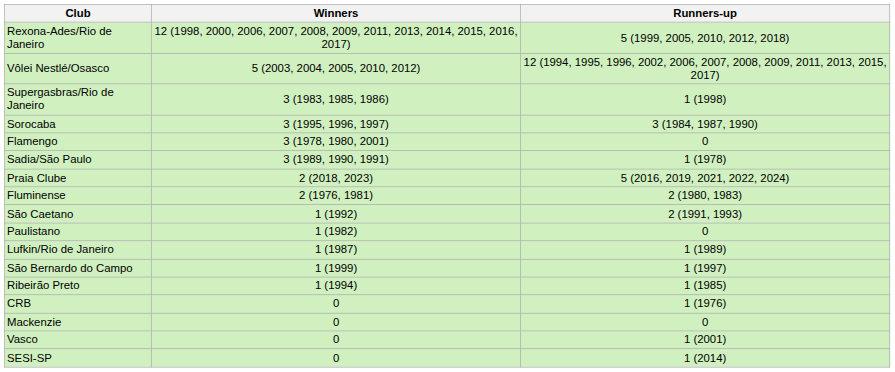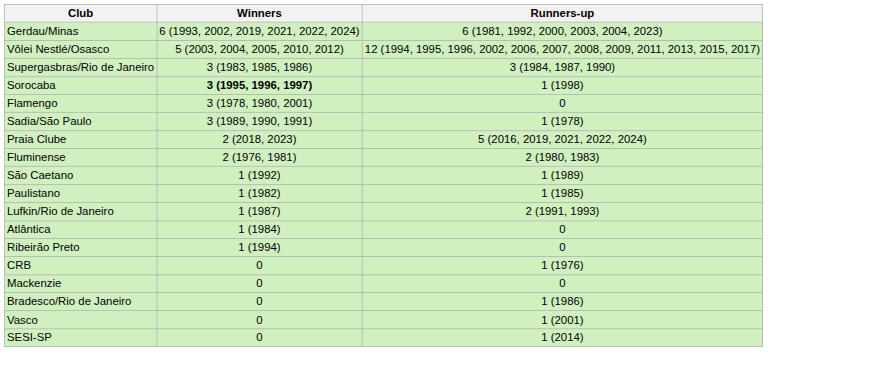- row: (59, 37)
+ row: (43, 31)
(705, 99) 1 (1998) -> (562, 67) 3 (1984, 1987, 1990)
(336, 123) normal -> (259, 85) bold
(705, 123) 3 (1984, 1987, 1990) -> (562, 85) 1 (1998)
(705, 213) 2 (1991, 1993) -> (562, 175) 1 (1989)
(705, 232) 0 -> (562, 193) 1 (1985)
(705, 250) 1 (1989) -> (562, 211) 2 (1991, 1993)
- row: (70, 268)
+ row: (29, 229)
(705, 286) 1 (1985) -> (562, 247) 0
+ row: (69, 301)
